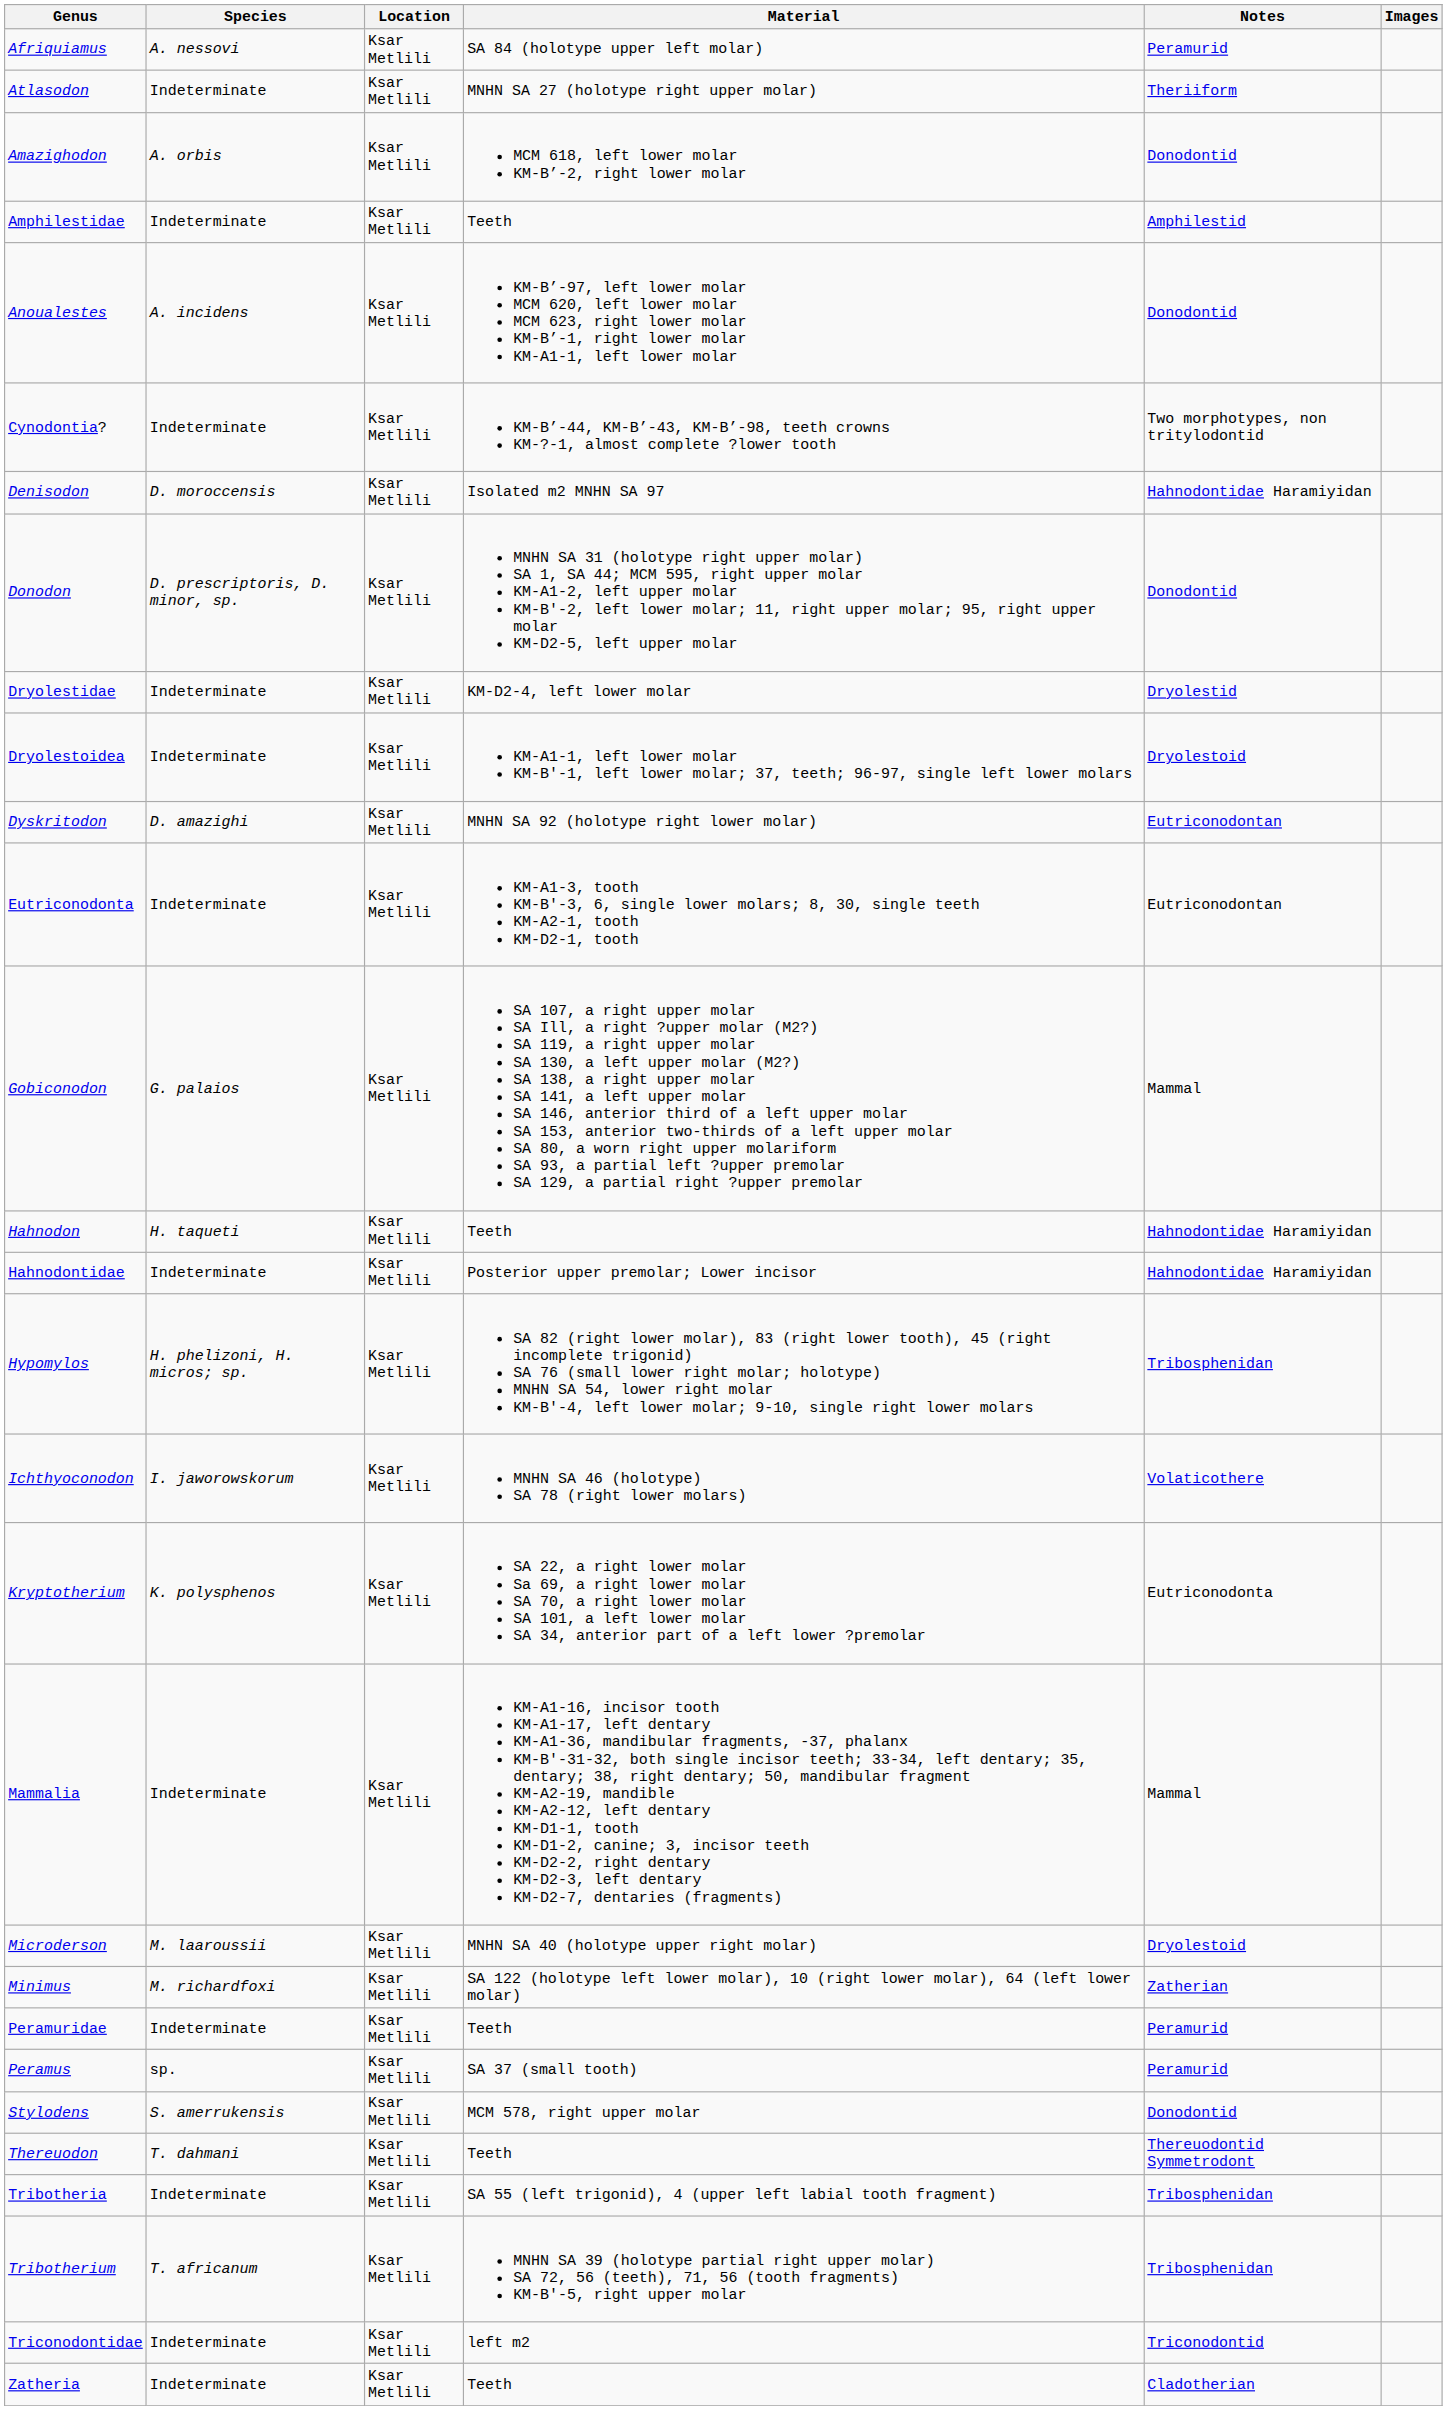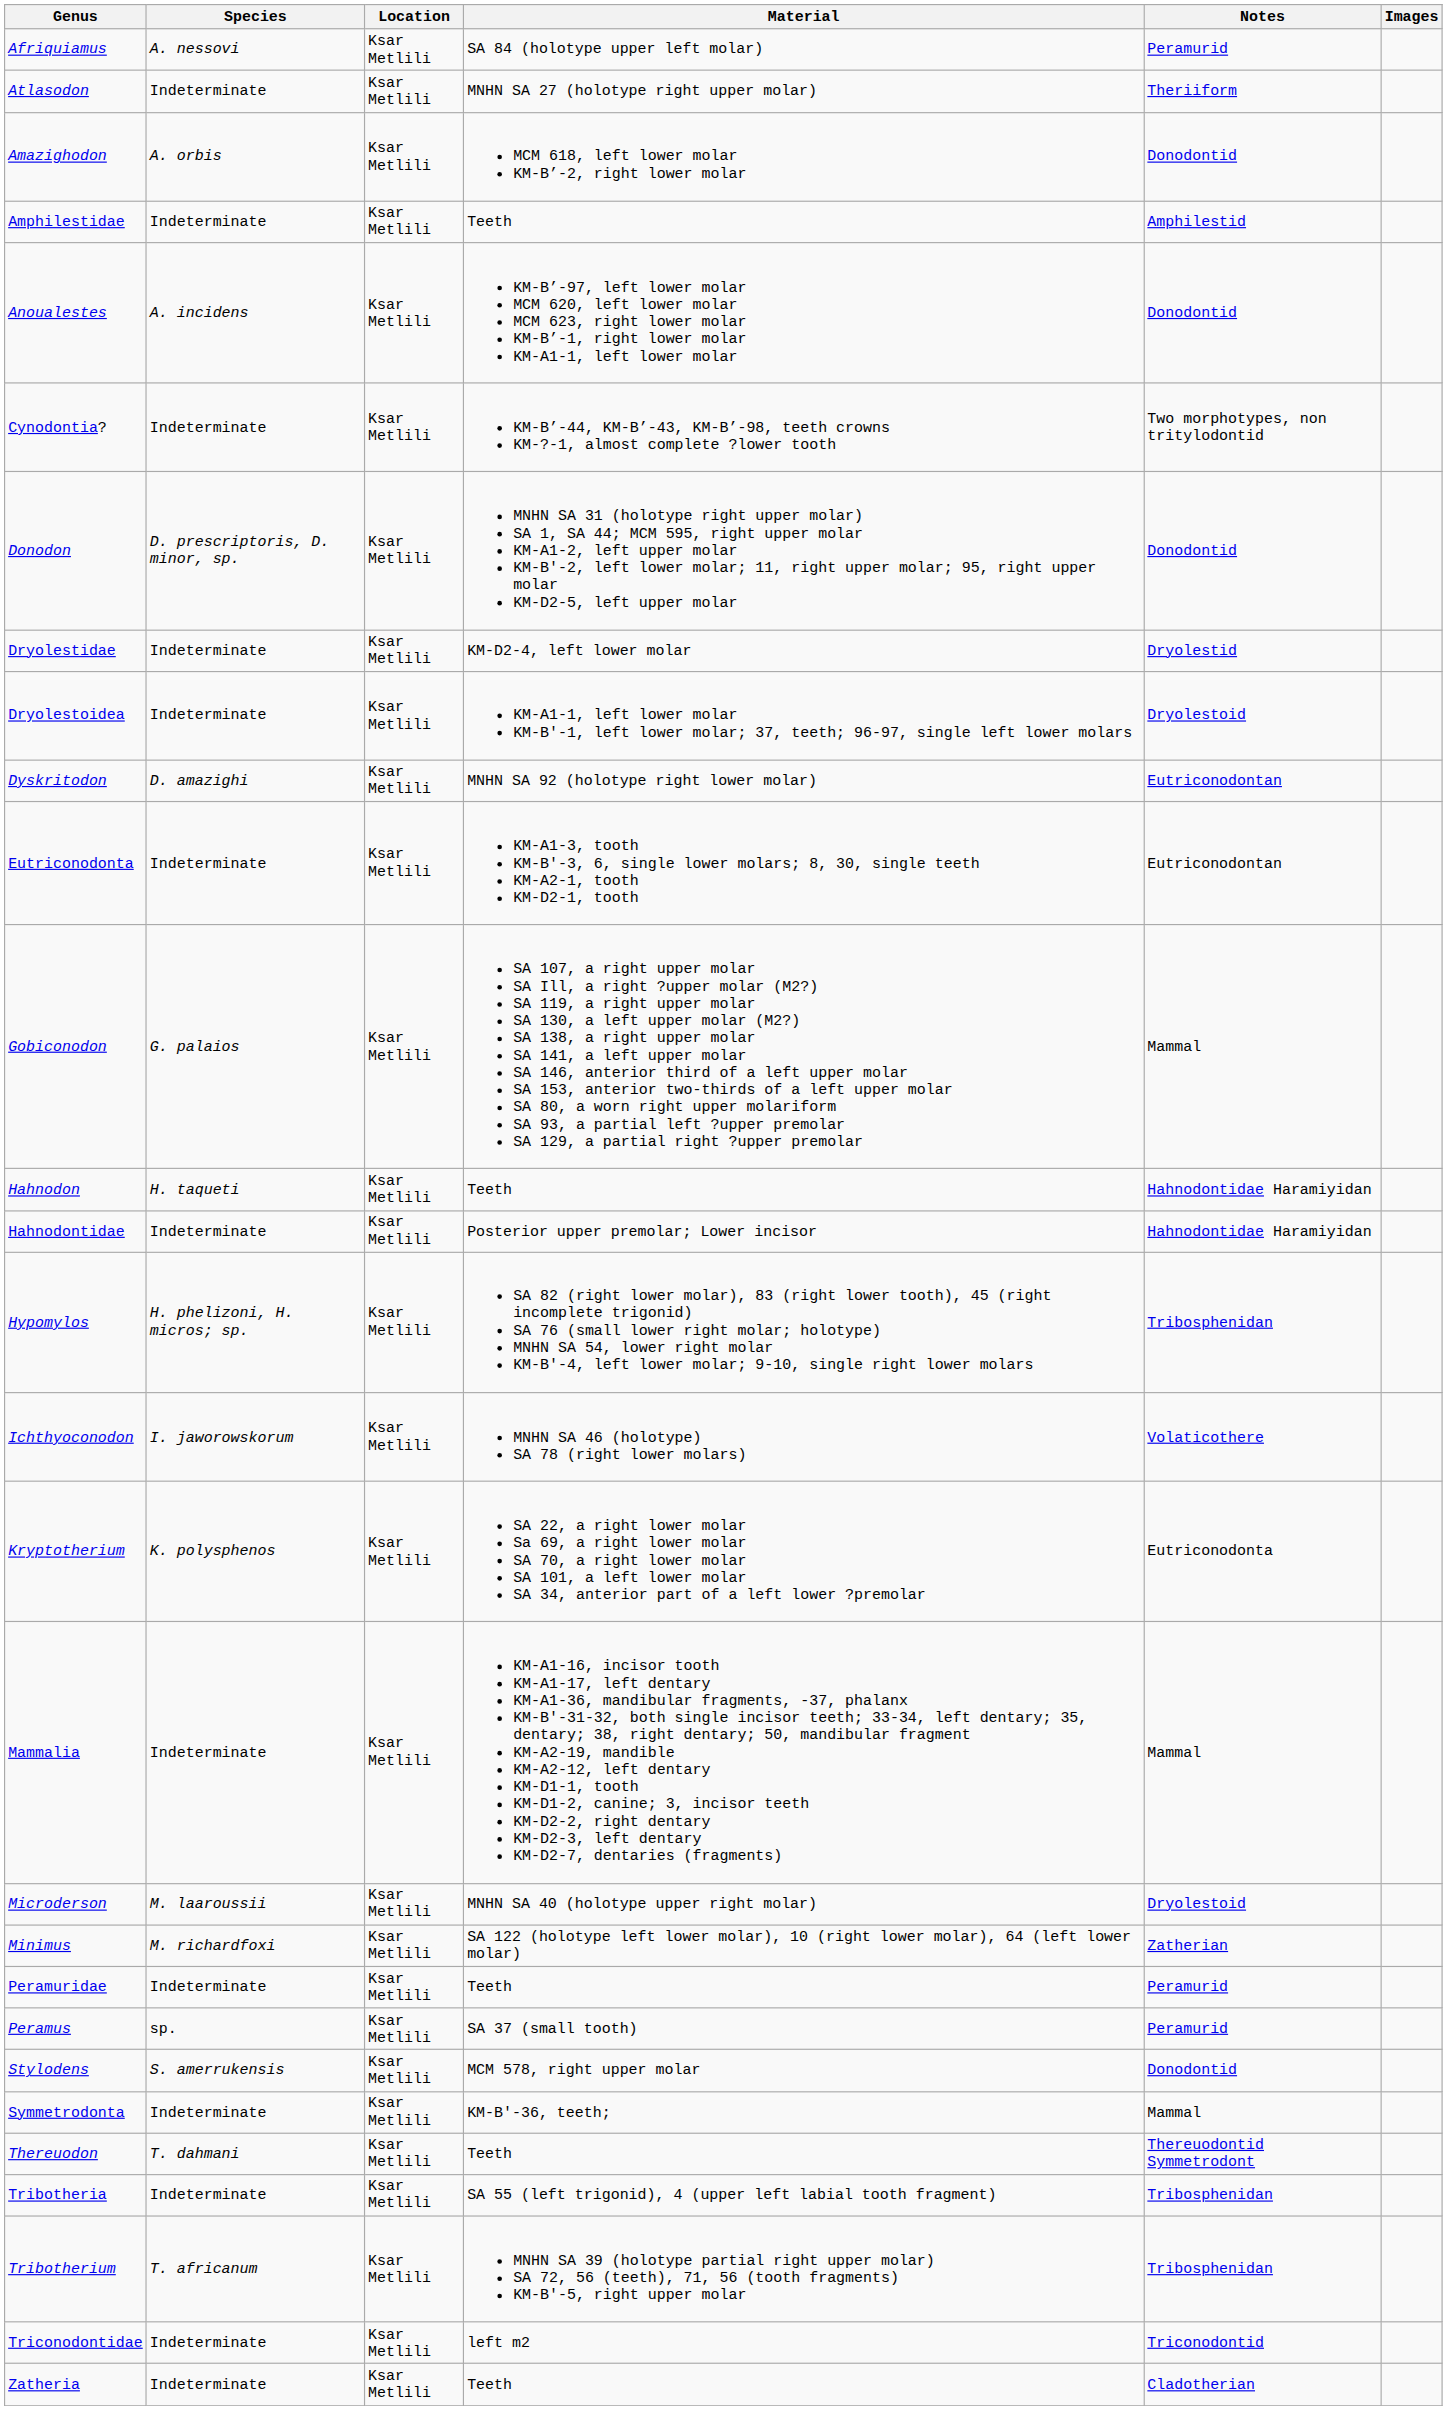- row: (49, 493)
+ row: (66, 2112)
